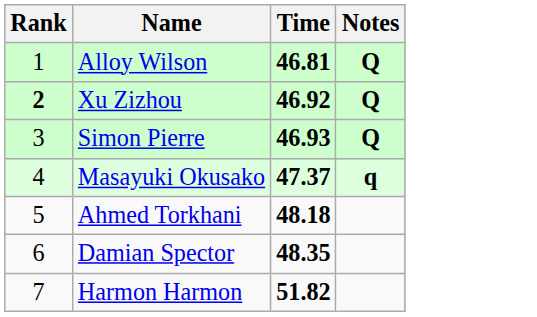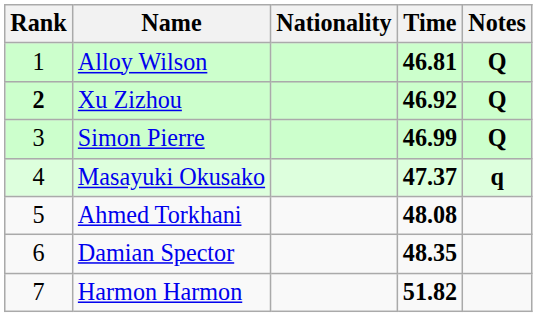+ column: (334, 23)
(303, 138) 46.93 -> (430, 138) 46.99
(303, 215) 48.18 -> (430, 215) 48.08
